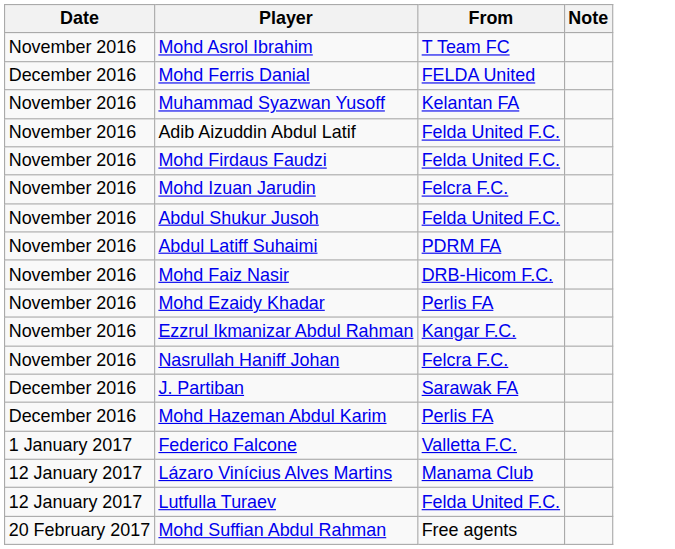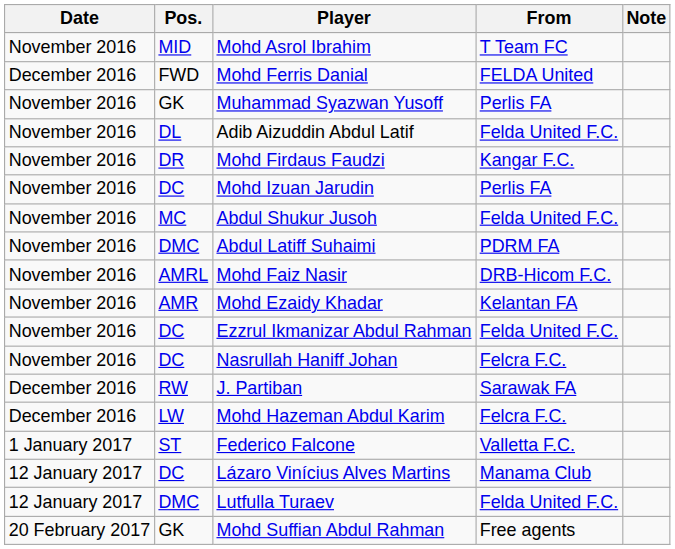+ column: (183, 18)
(470, 103) Kelantan FA -> (516, 103) Perlis FA
(491, 160) Felda United F.C. -> (527, 160) Kangar F.C.
(465, 189) Felcra F.C. -> (516, 189) Perlis FA
(458, 302) Perlis FA -> (529, 302) Kelantan FA
(469, 331) Kangar F.C. -> (549, 331) Felda United F.C.
(458, 416) Perlis FA -> (523, 416) Felcra F.C.
